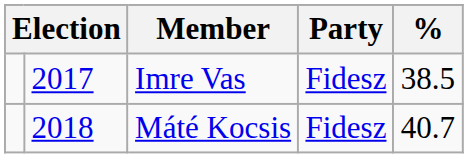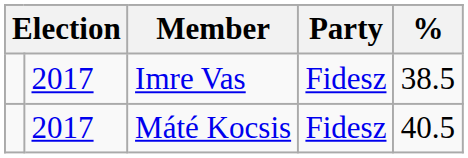(63, 127) 2018 -> (63, 127) 2017
(428, 127) 40.7 -> (428, 127) 40.5
